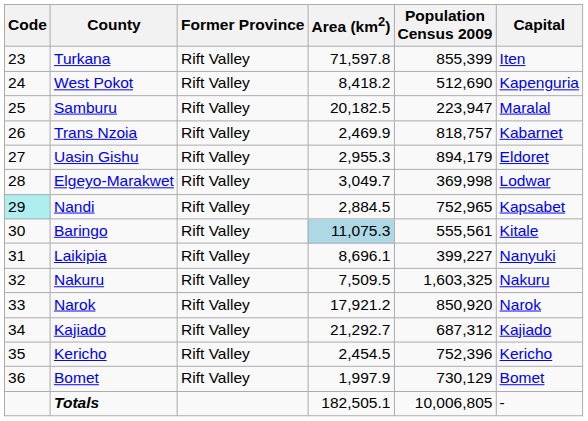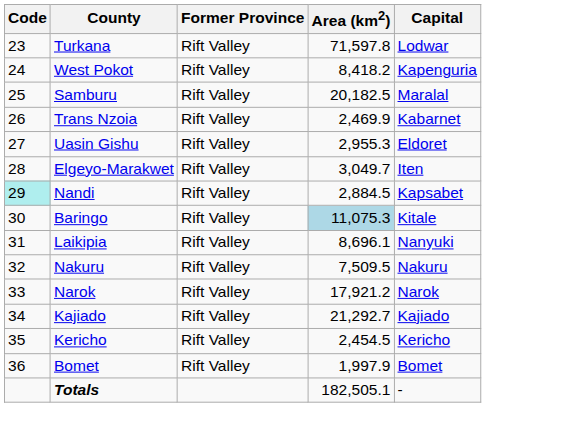- column: (445, 25)
(513, 58) Iten -> (423, 45) Lodwar
(525, 181) Lodwar -> (410, 168) Iten
